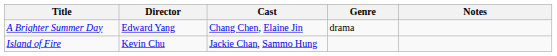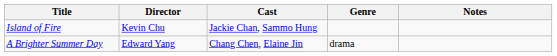rows swapped: (55, 28) <-> (34, 43)
